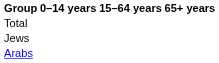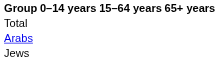rows swapped: (17, 38) <-> (18, 53)
